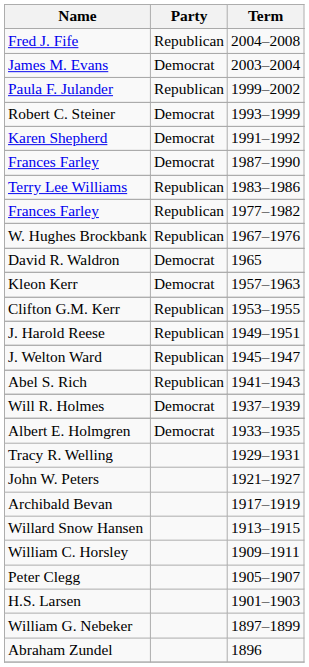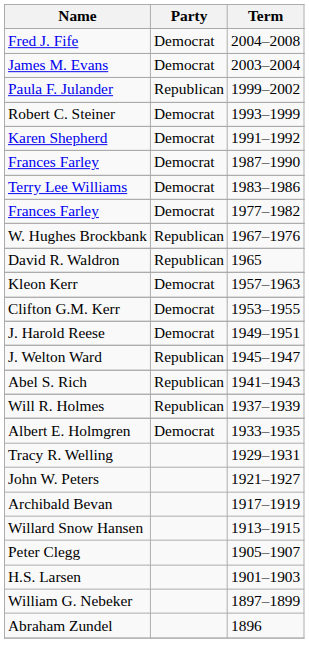(189, 41) Republican -> (184, 41) Democrat
(189, 187) Republican -> (184, 187) Democrat
(189, 211) Republican -> (184, 211) Democrat
(184, 260) Democrat -> (189, 260) Republican
(189, 308) Republican -> (184, 308) Democrat
(189, 333) Republican -> (184, 333) Democrat
(184, 406) Democrat -> (189, 406) Republican
- row: (68, 552)
